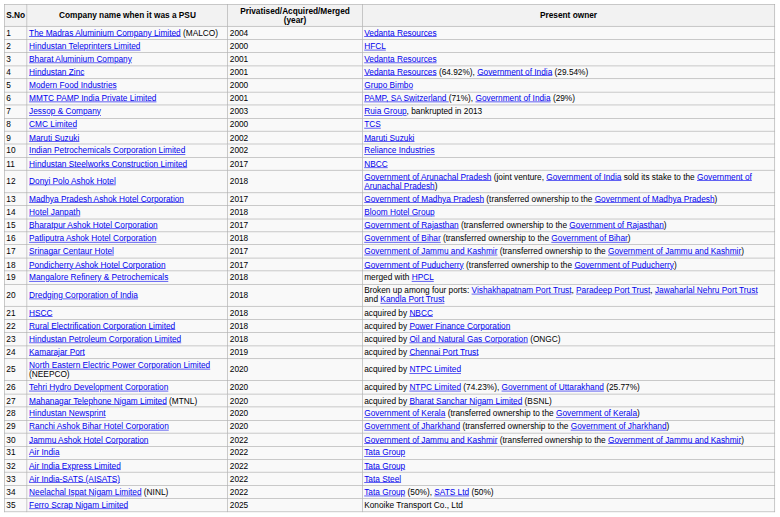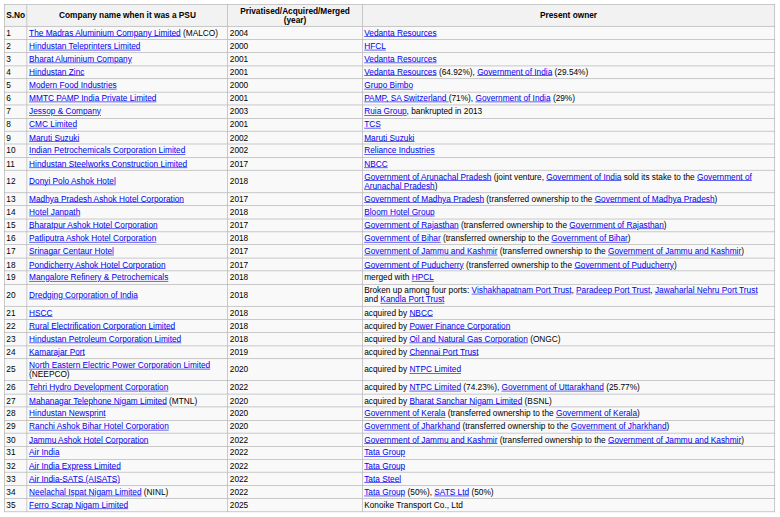(239, 124) 2000 -> (239, 124) 2001
(239, 387) 2020 -> (239, 387) 2022
